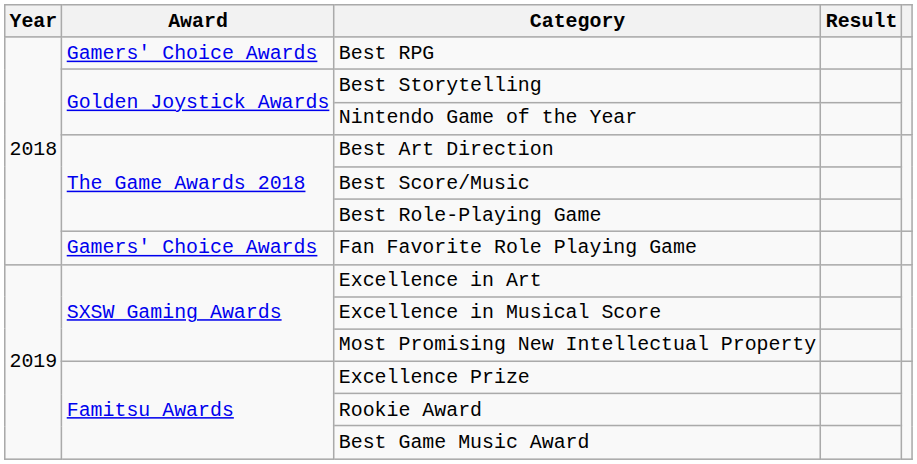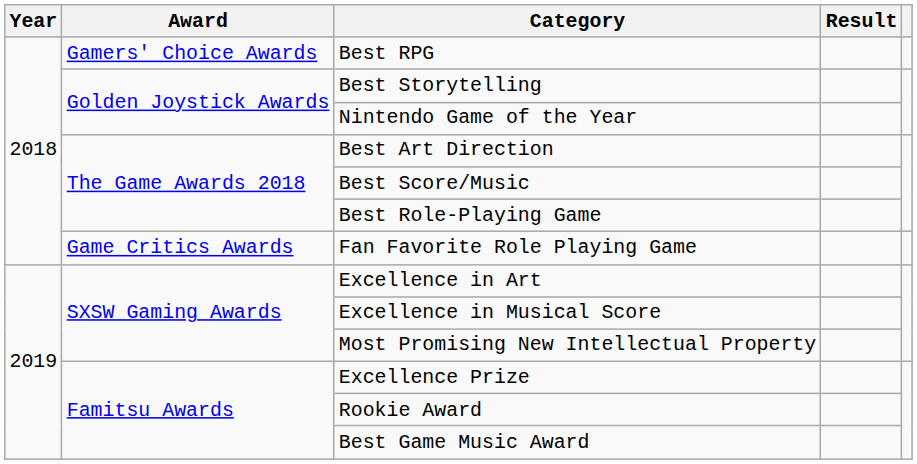(192, 248) Gamers' Choice Awards -> (180, 248) Game Critics Awards
